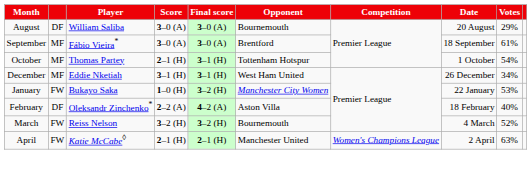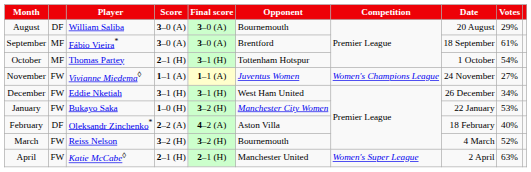+ row: (26, 76)
(57, 75) MF -> (57, 92) FW
(386, 139) Women's Champions League -> (376, 157) Women's Super League
